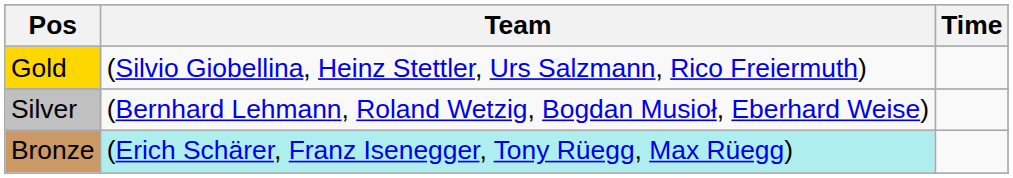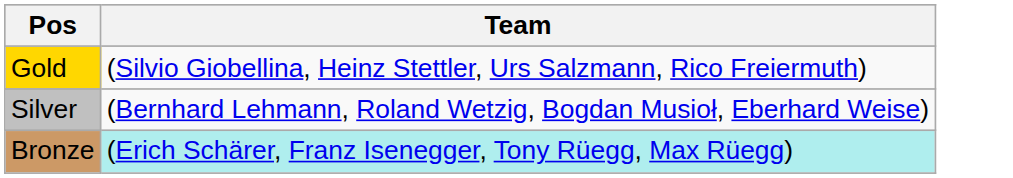- column: (972, 25)
